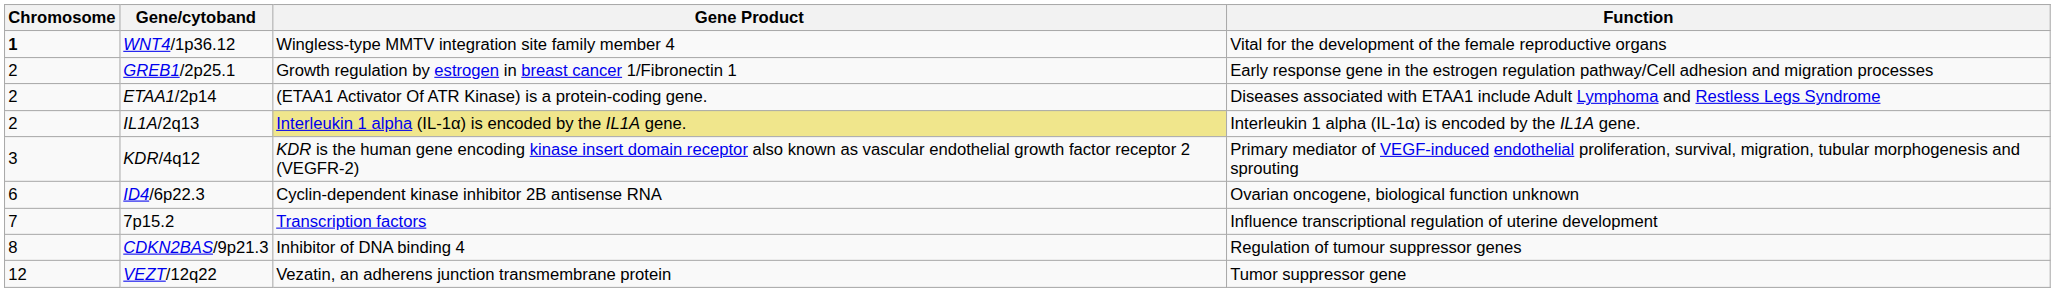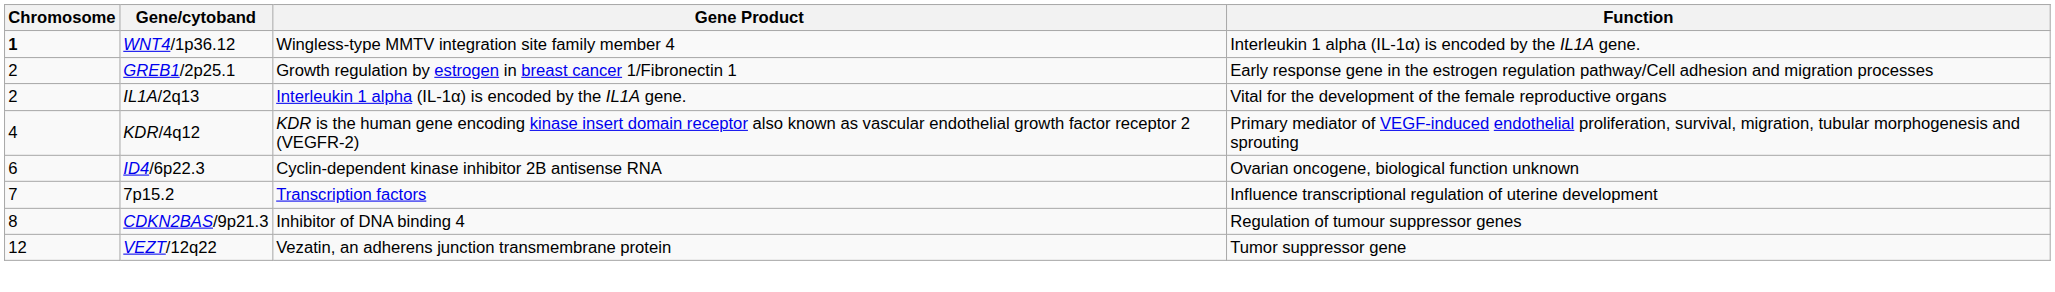(1448, 44) Vital for the development of the female reproductive organs -> (1435, 44) Interleukin 1 alpha (IL-1α) is encoded by the IL1A gene.
- row: (170, 96)
(481, 123) khaki background -> (481, 96) no background
(1435, 123) Interleukin 1 alpha (IL-1α) is encoded by the IL1A gene. -> (1448, 96) Vital for the development of the female reproductive organs
(13, 159) 3 -> (13, 132) 4
